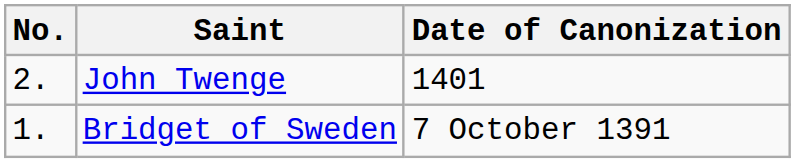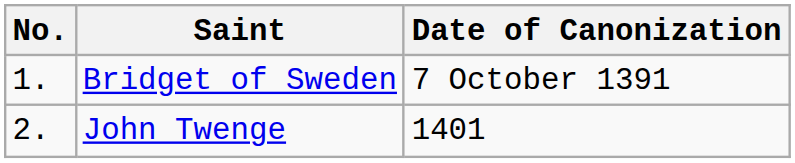rows swapped: (240, 131) <-> (184, 81)
